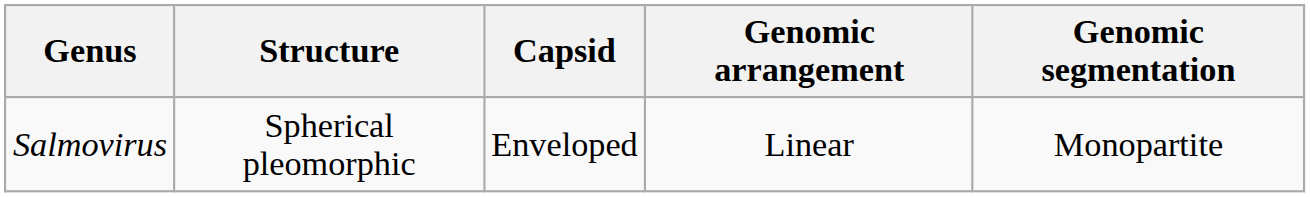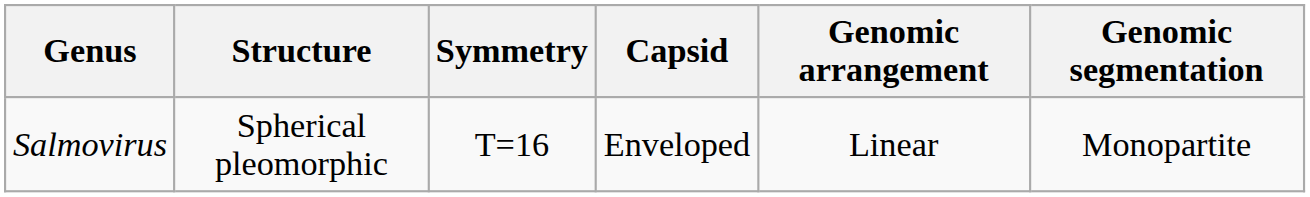+ column: (512, 50)
